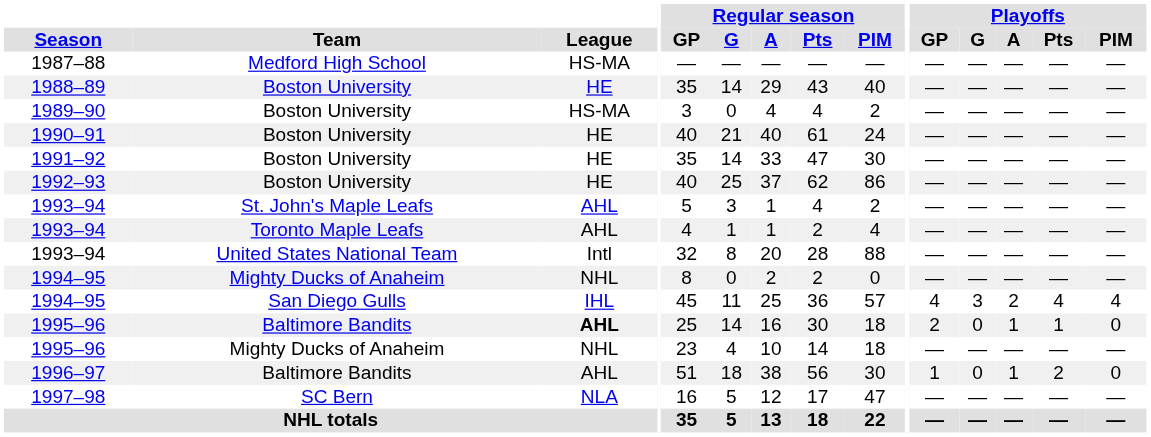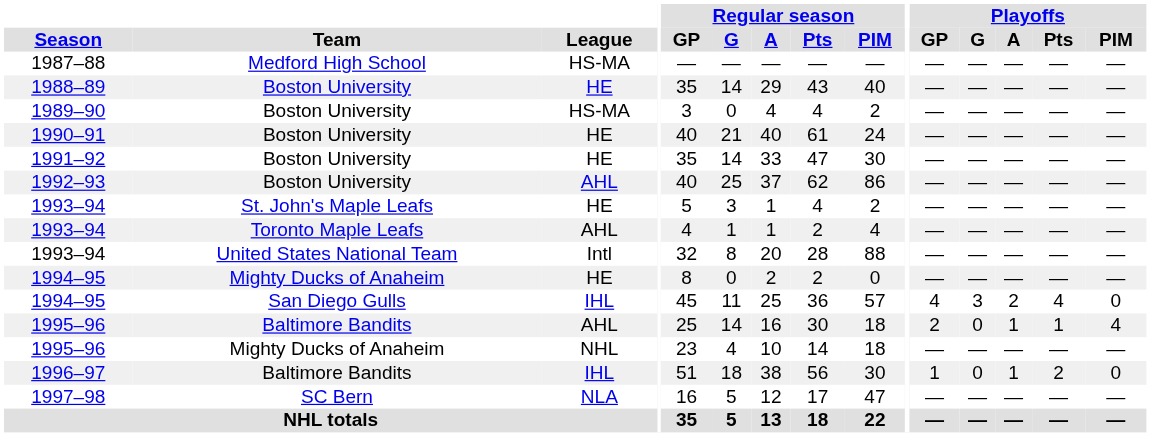(599, 182) HE -> (599, 182) AHL
(599, 206) AHL -> (599, 206) HE
(599, 277) NHL -> (599, 277) HE
(1116, 301) 4 -> (1116, 301) 0
(599, 325) bold -> (599, 325) normal
(1116, 325) 0 -> (1116, 325) 4
(599, 372) AHL -> (599, 372) IHL
